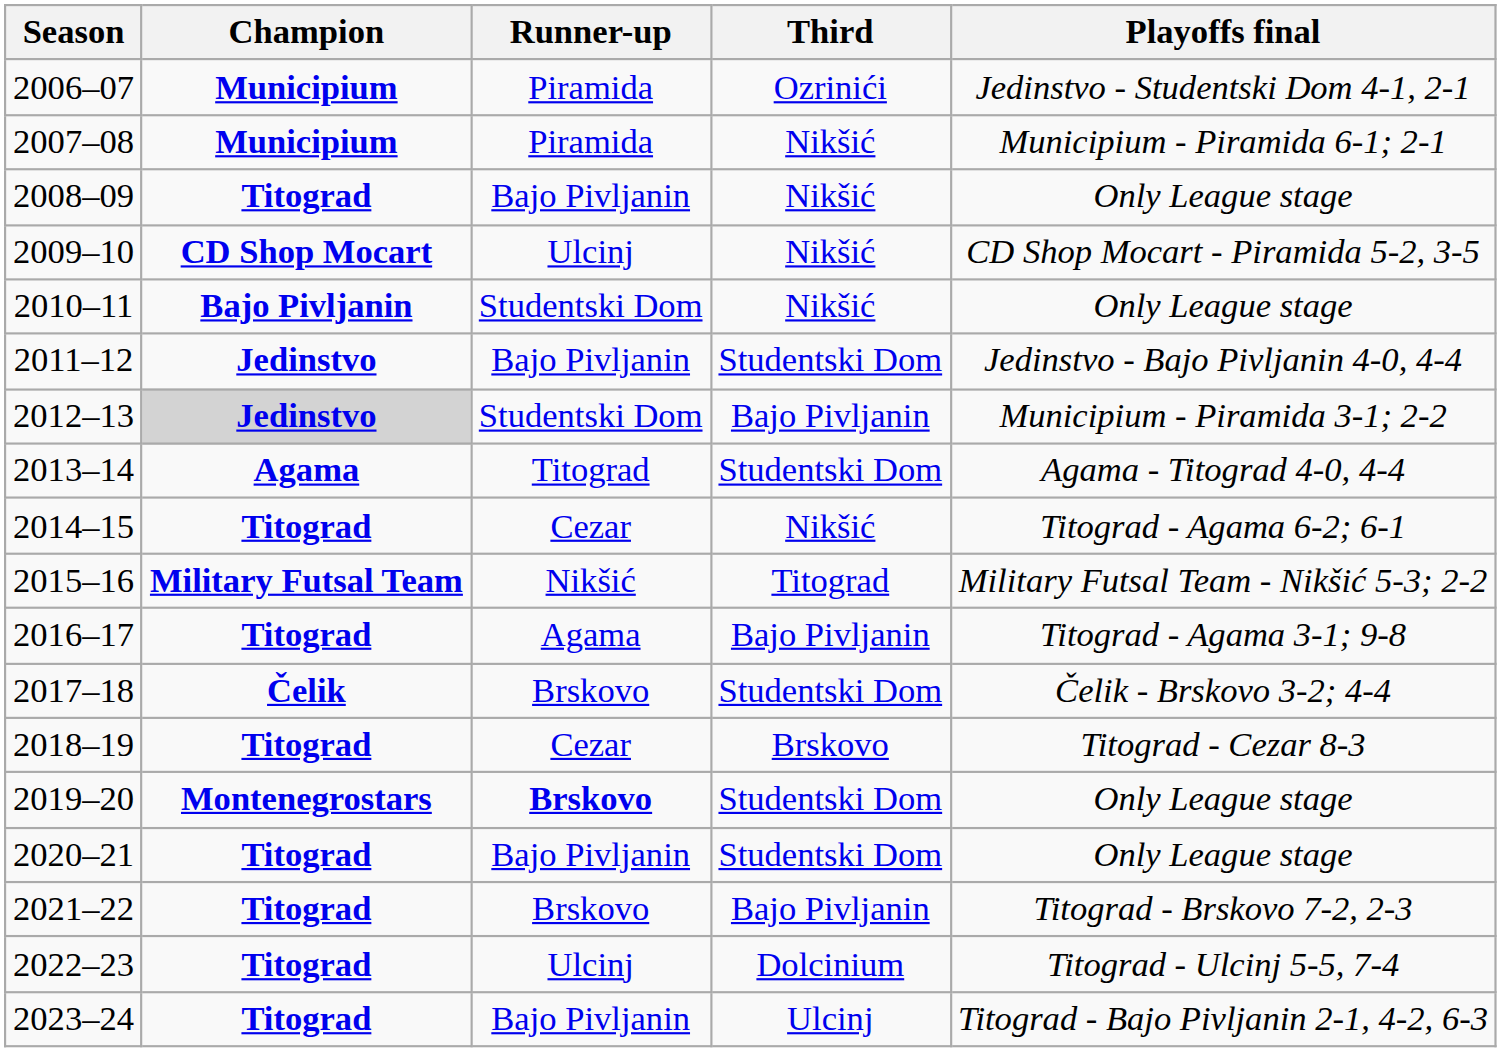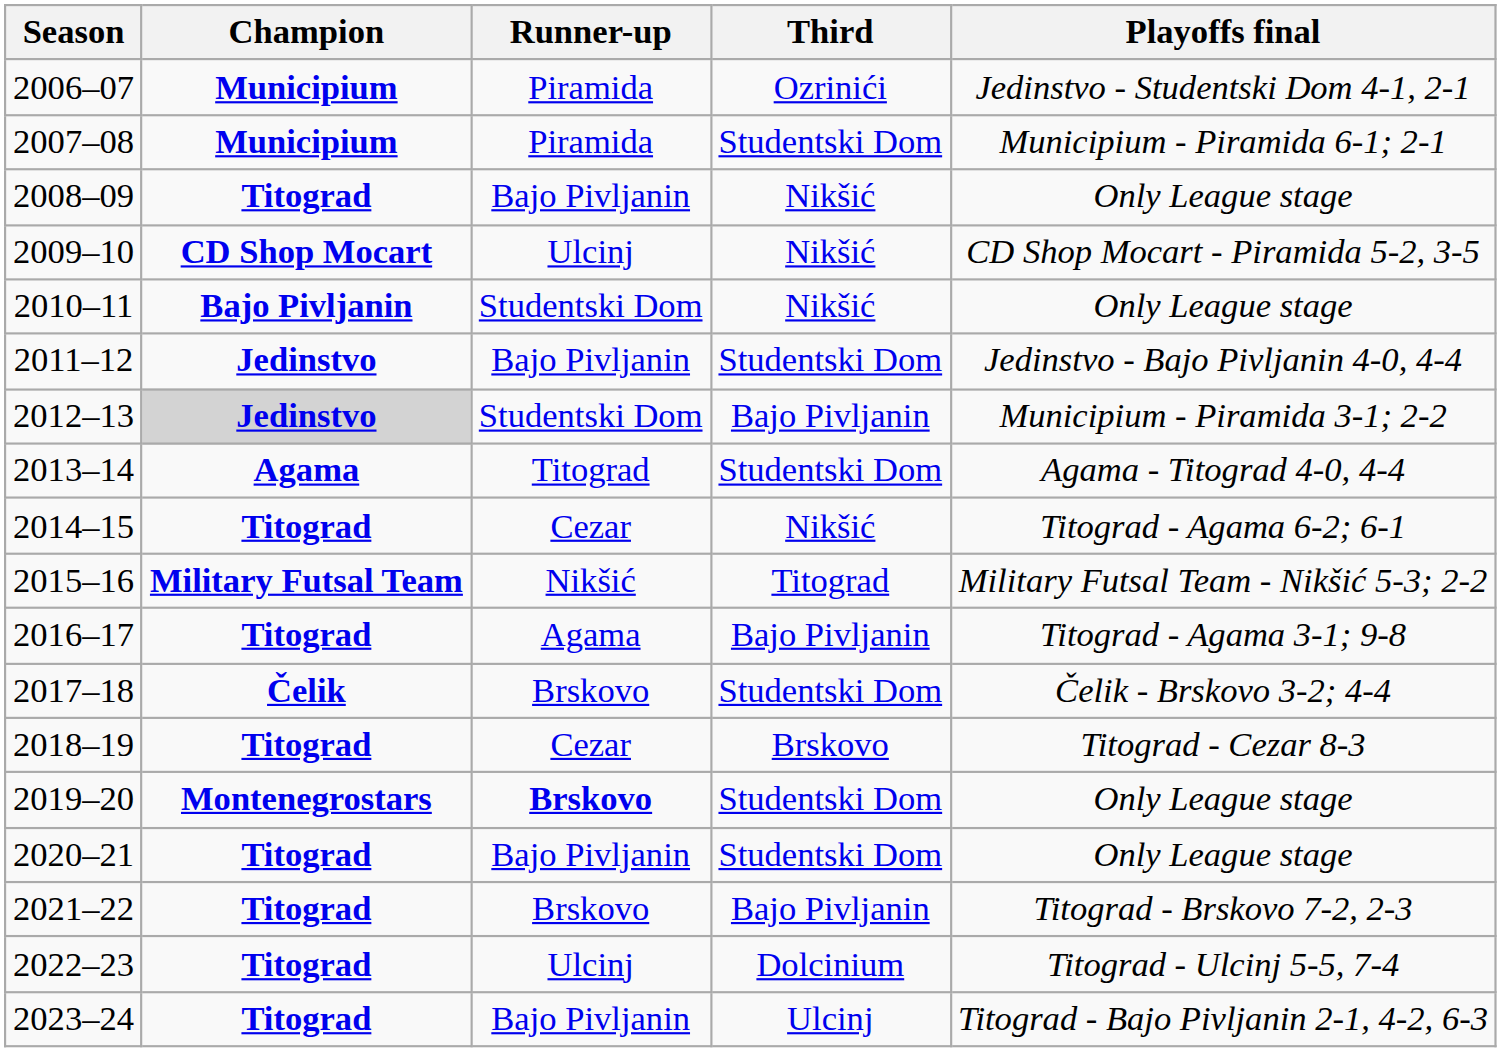(830, 141) Nikšić -> (830, 141) Studentski Dom
